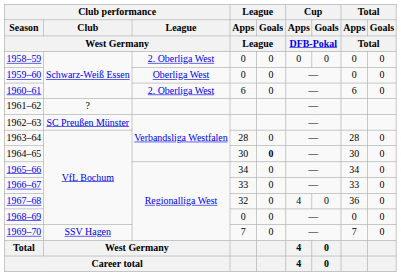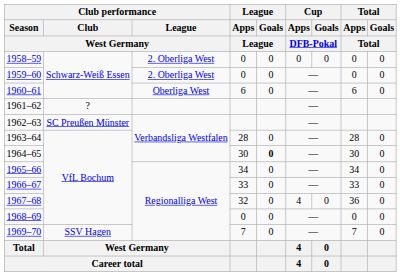(181, 75) Oberliga West -> (181, 75) 2. Oberliga West
(181, 91) 2. Oberliga West -> (181, 91) Oberliga West
